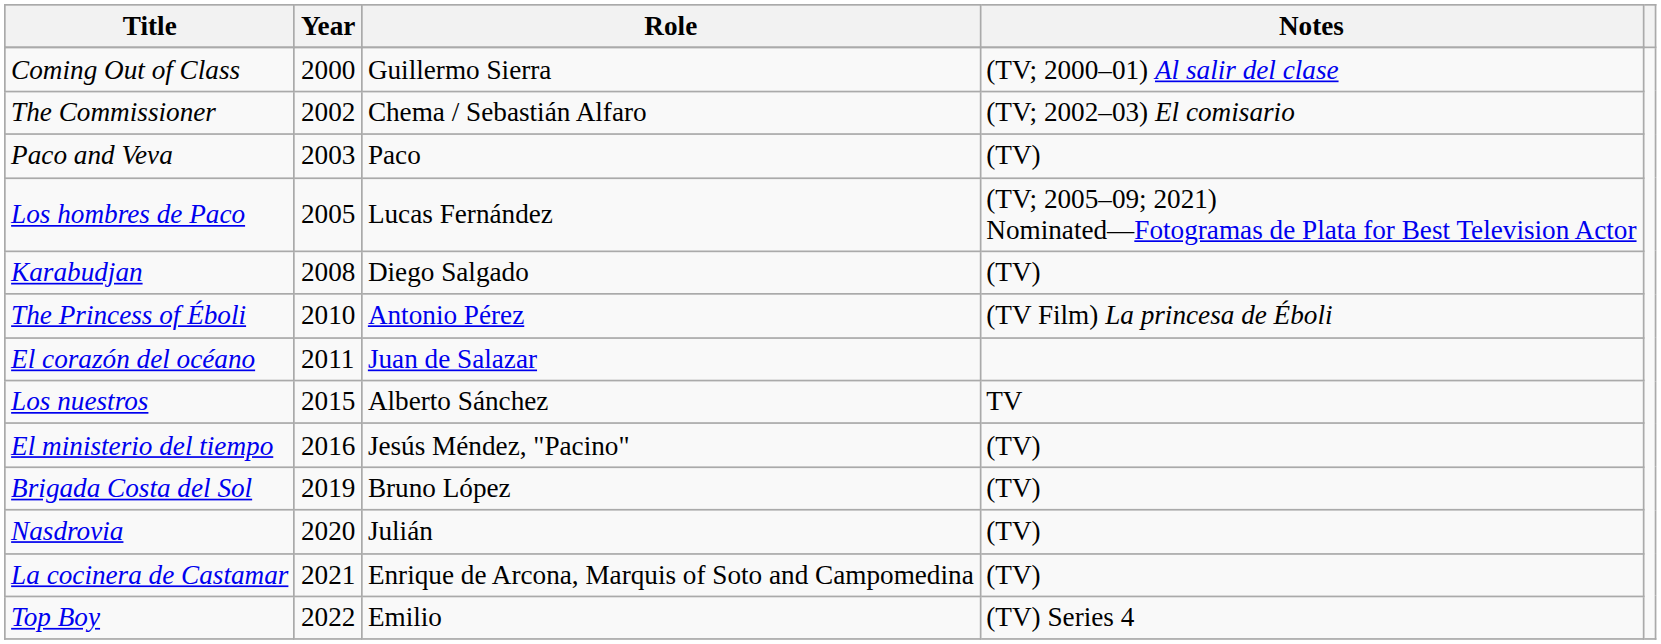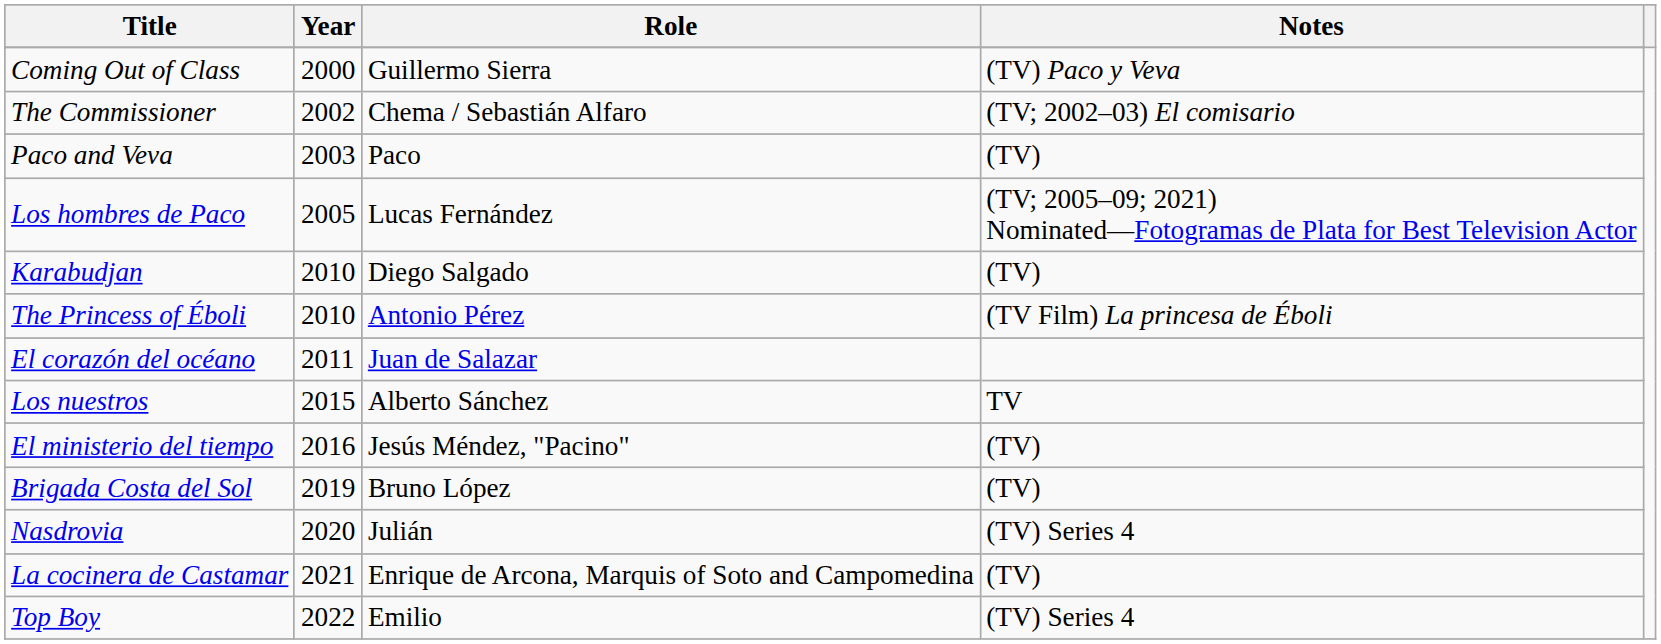(1162, 69) (TV; 2000–01) Al salir del clase -> (1083, 69) (TV) Paco y Veva
(328, 272) 2008 -> (328, 272) 2010
(1013, 531) (TV) -> (1060, 531) (TV) Series 4
